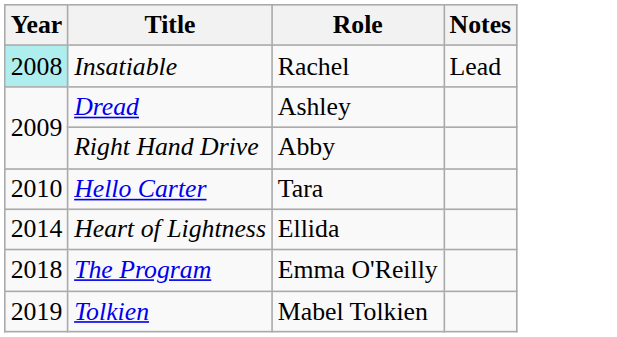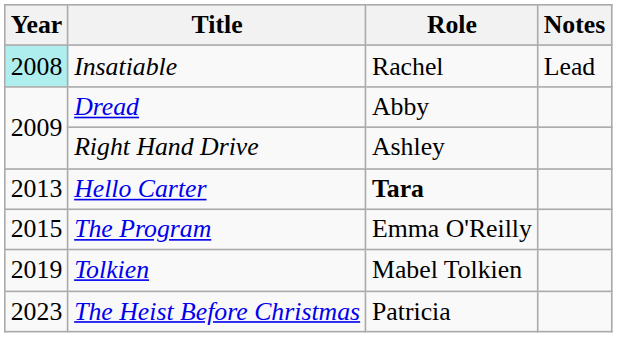(314, 106) Ashley -> (401, 106) Abby
(306, 147) Abby -> (408, 147) Ashley
(37, 188) 2010 -> (37, 188) 2013
(300, 188) normal -> (398, 188) bold
- row: (170, 229)
(37, 270) 2018 -> (37, 229) 2015
+ row: (217, 310)
